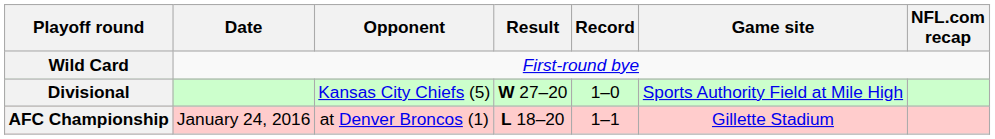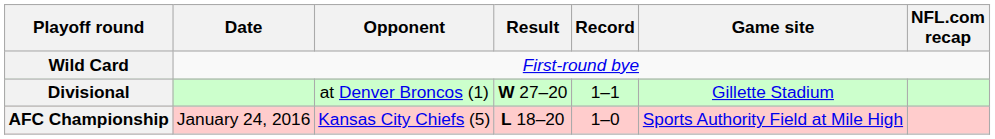(404, 92) Kansas City Chiefs (5) -> (404, 92) at Denver Broncos (1)
(605, 92) 1–0 -> (605, 92) 1–1
(773, 92) Sports Authority Field at Mile High -> (773, 92) Gillette Stadium
(404, 119) at Denver Broncos (1) -> (404, 119) Kansas City Chiefs (5)
(605, 119) 1–1 -> (605, 119) 1–0
(773, 119) Gillette Stadium -> (773, 119) Sports Authority Field at Mile High
